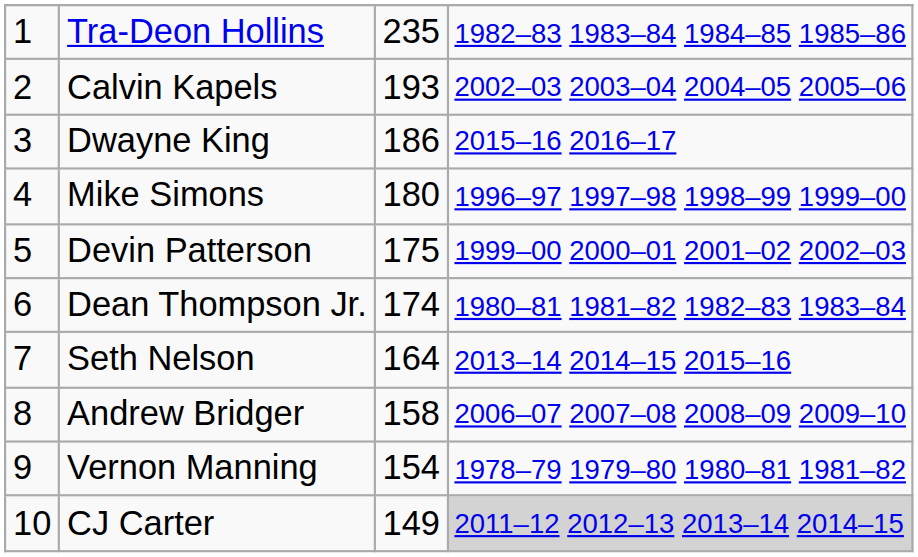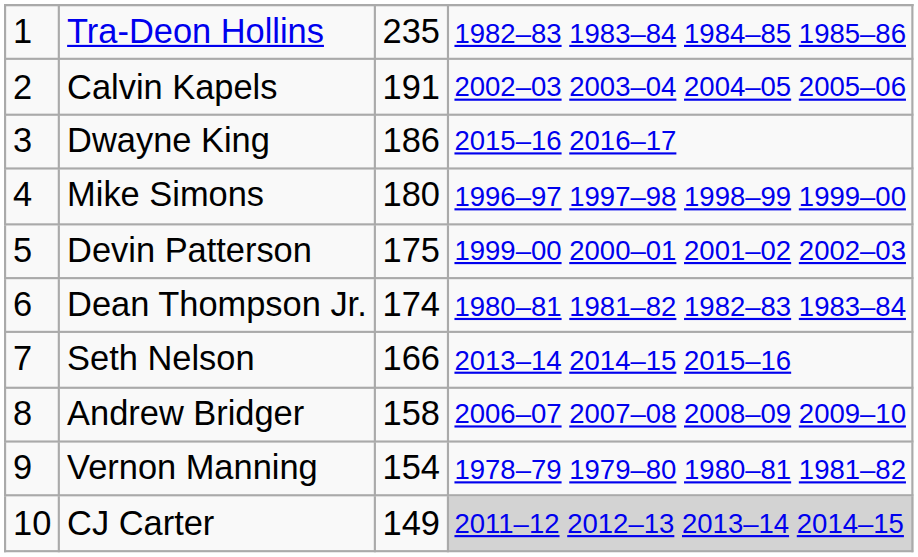(411, 86) 193 -> (411, 86) 191
(411, 359) 164 -> (411, 359) 166
